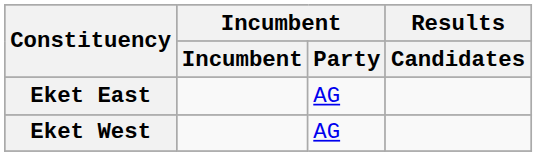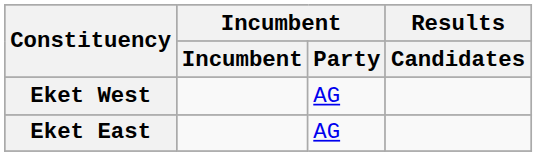rows swapped: (91, 96) <-> (91, 132)
